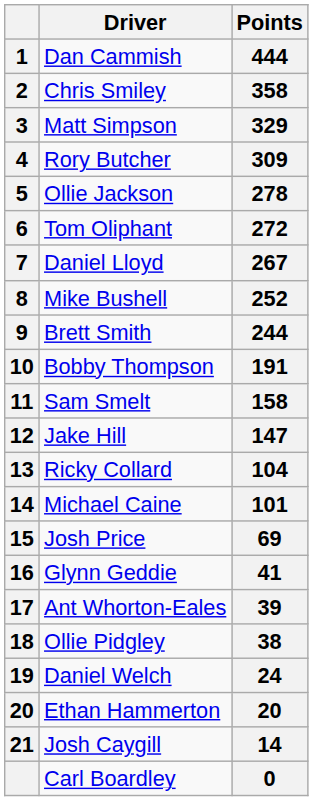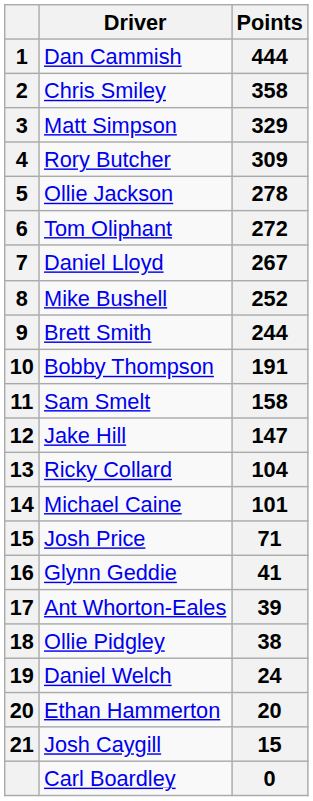(270, 538) 69 -> (270, 538) 71
(270, 745) 14 -> (270, 745) 15
